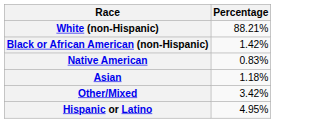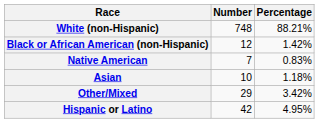+ column: (233, 12)
